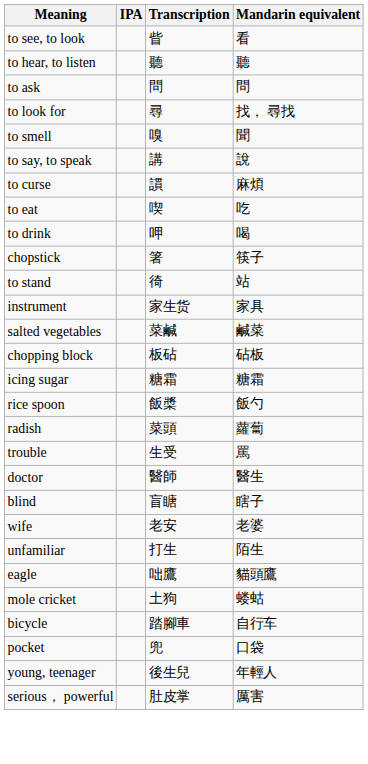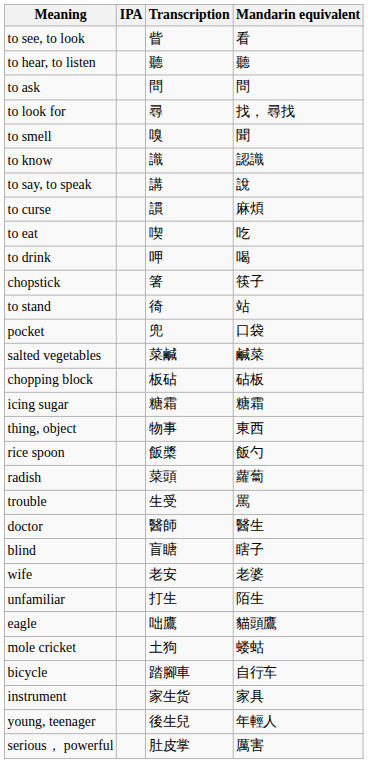+ row: (30, 160)
rows swapped: (26, 648) <-> (37, 306)
+ row: (42, 428)
